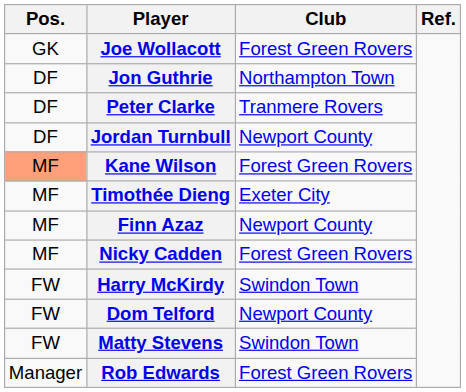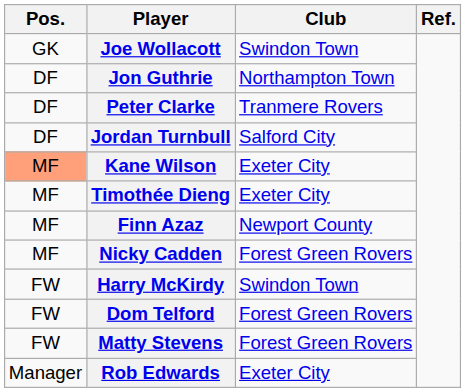(326, 48) Forest Green Rovers -> (299, 48) Swindon Town
(306, 136) Newport County -> (287, 136) Salford City
(326, 166) Forest Green Rovers -> (285, 166) Exeter City
(306, 313) Newport County -> (326, 313) Forest Green Rovers
(299, 343) Swindon Town -> (326, 343) Forest Green Rovers
(326, 372) Forest Green Rovers -> (285, 372) Exeter City
